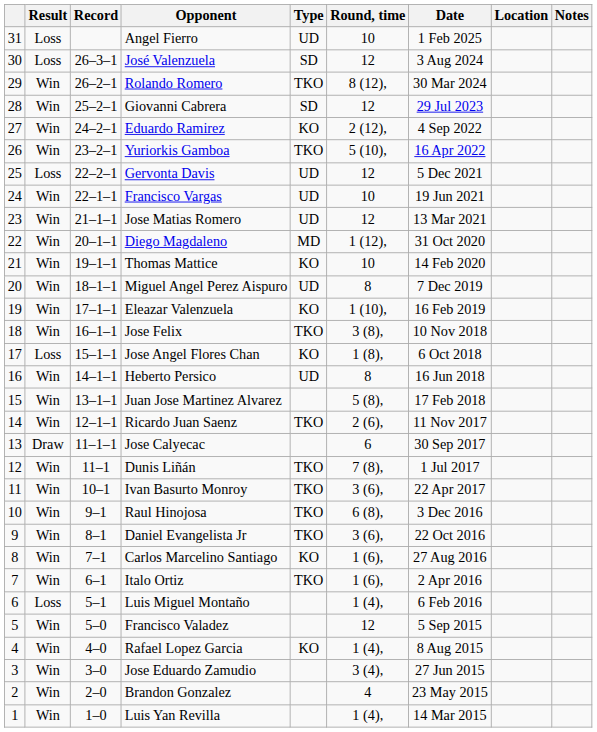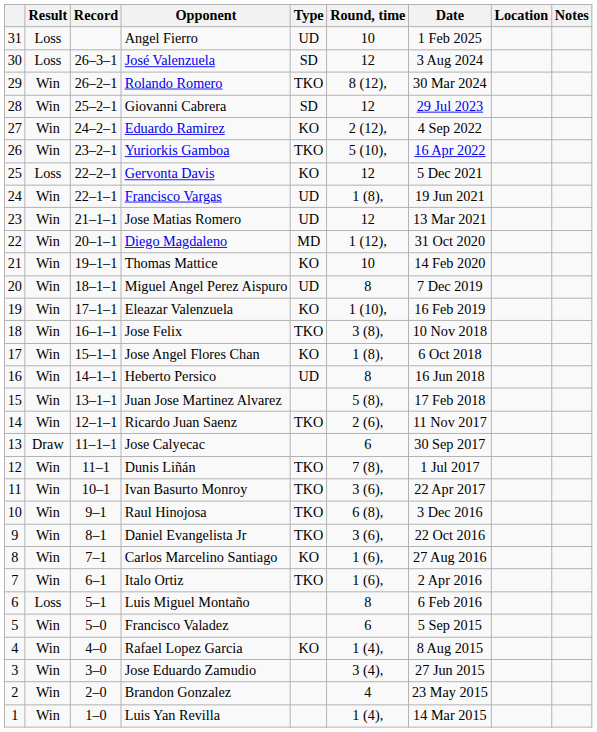(309, 173) UD -> (309, 173) KO
(368, 196) 10 -> (368, 196) 1 (8),
(48, 354) Loss -> (48, 354) Win
(368, 602) 1 (4), -> (368, 602) 8
(368, 625) 12 -> (368, 625) 6
